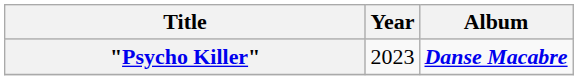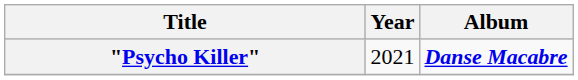(392, 56) 2023 -> (392, 56) 2021
